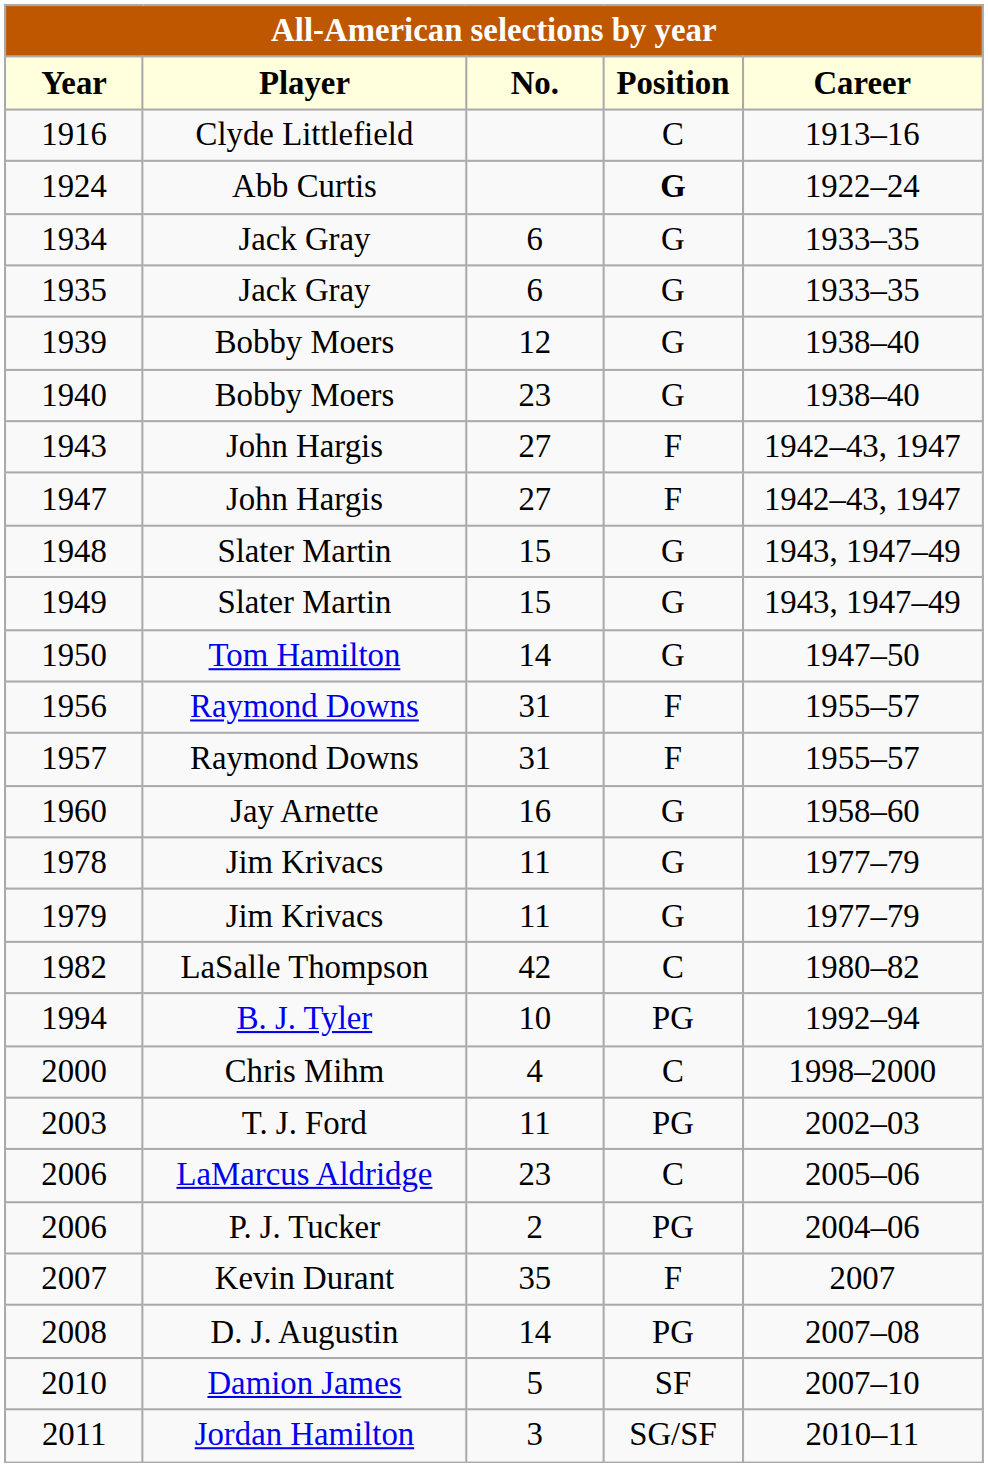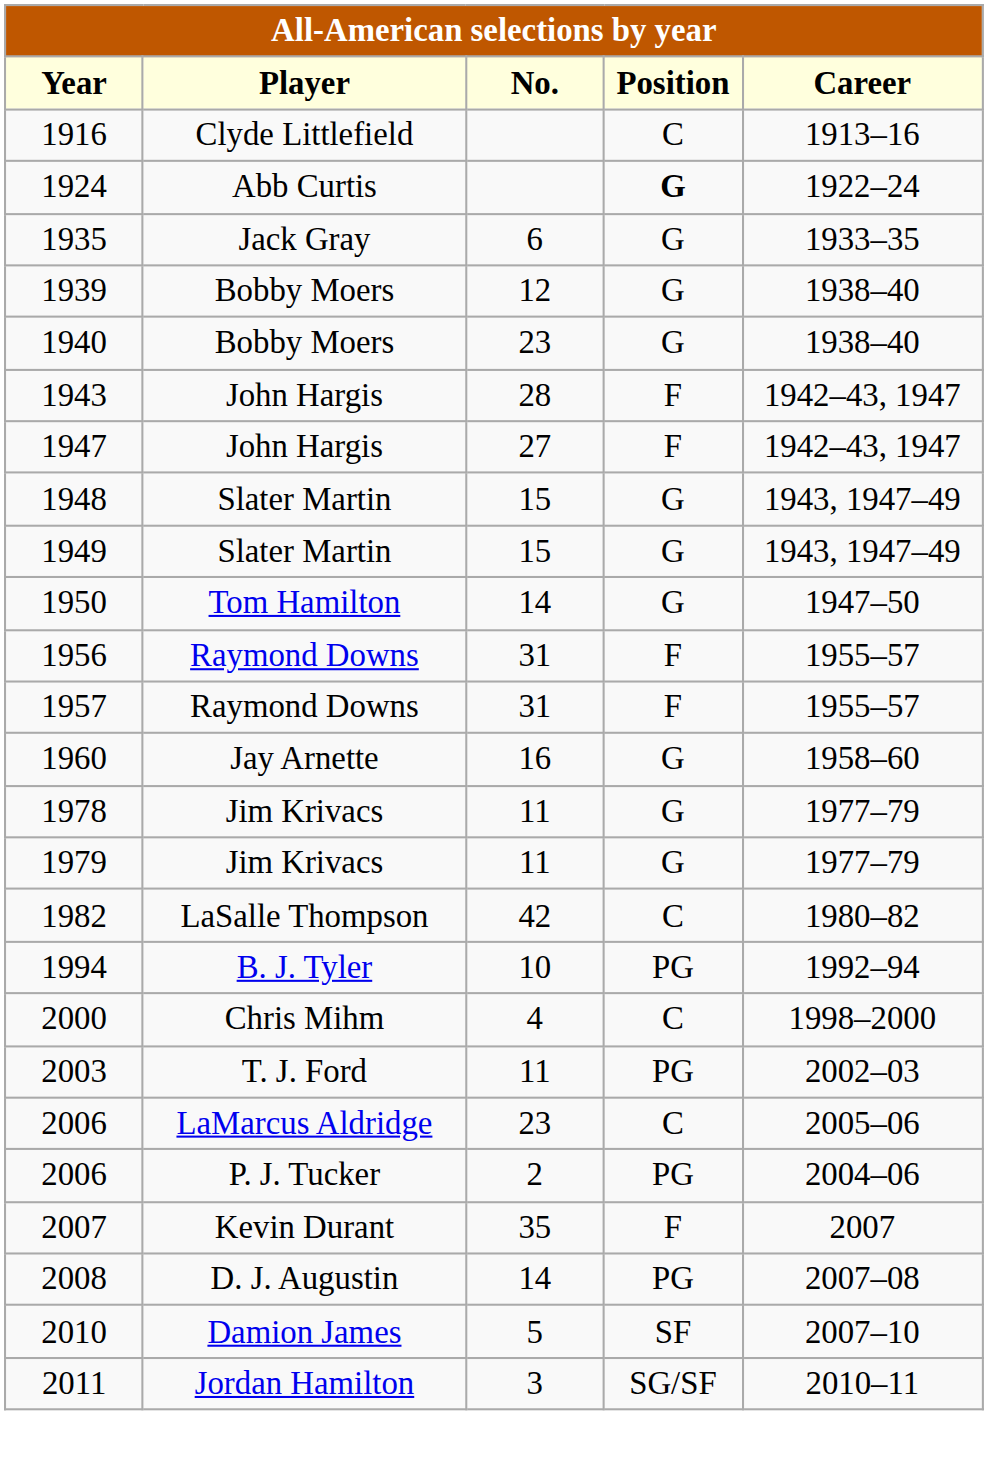- row: (74, 238)
(535, 446) 27 -> (535, 394) 28
